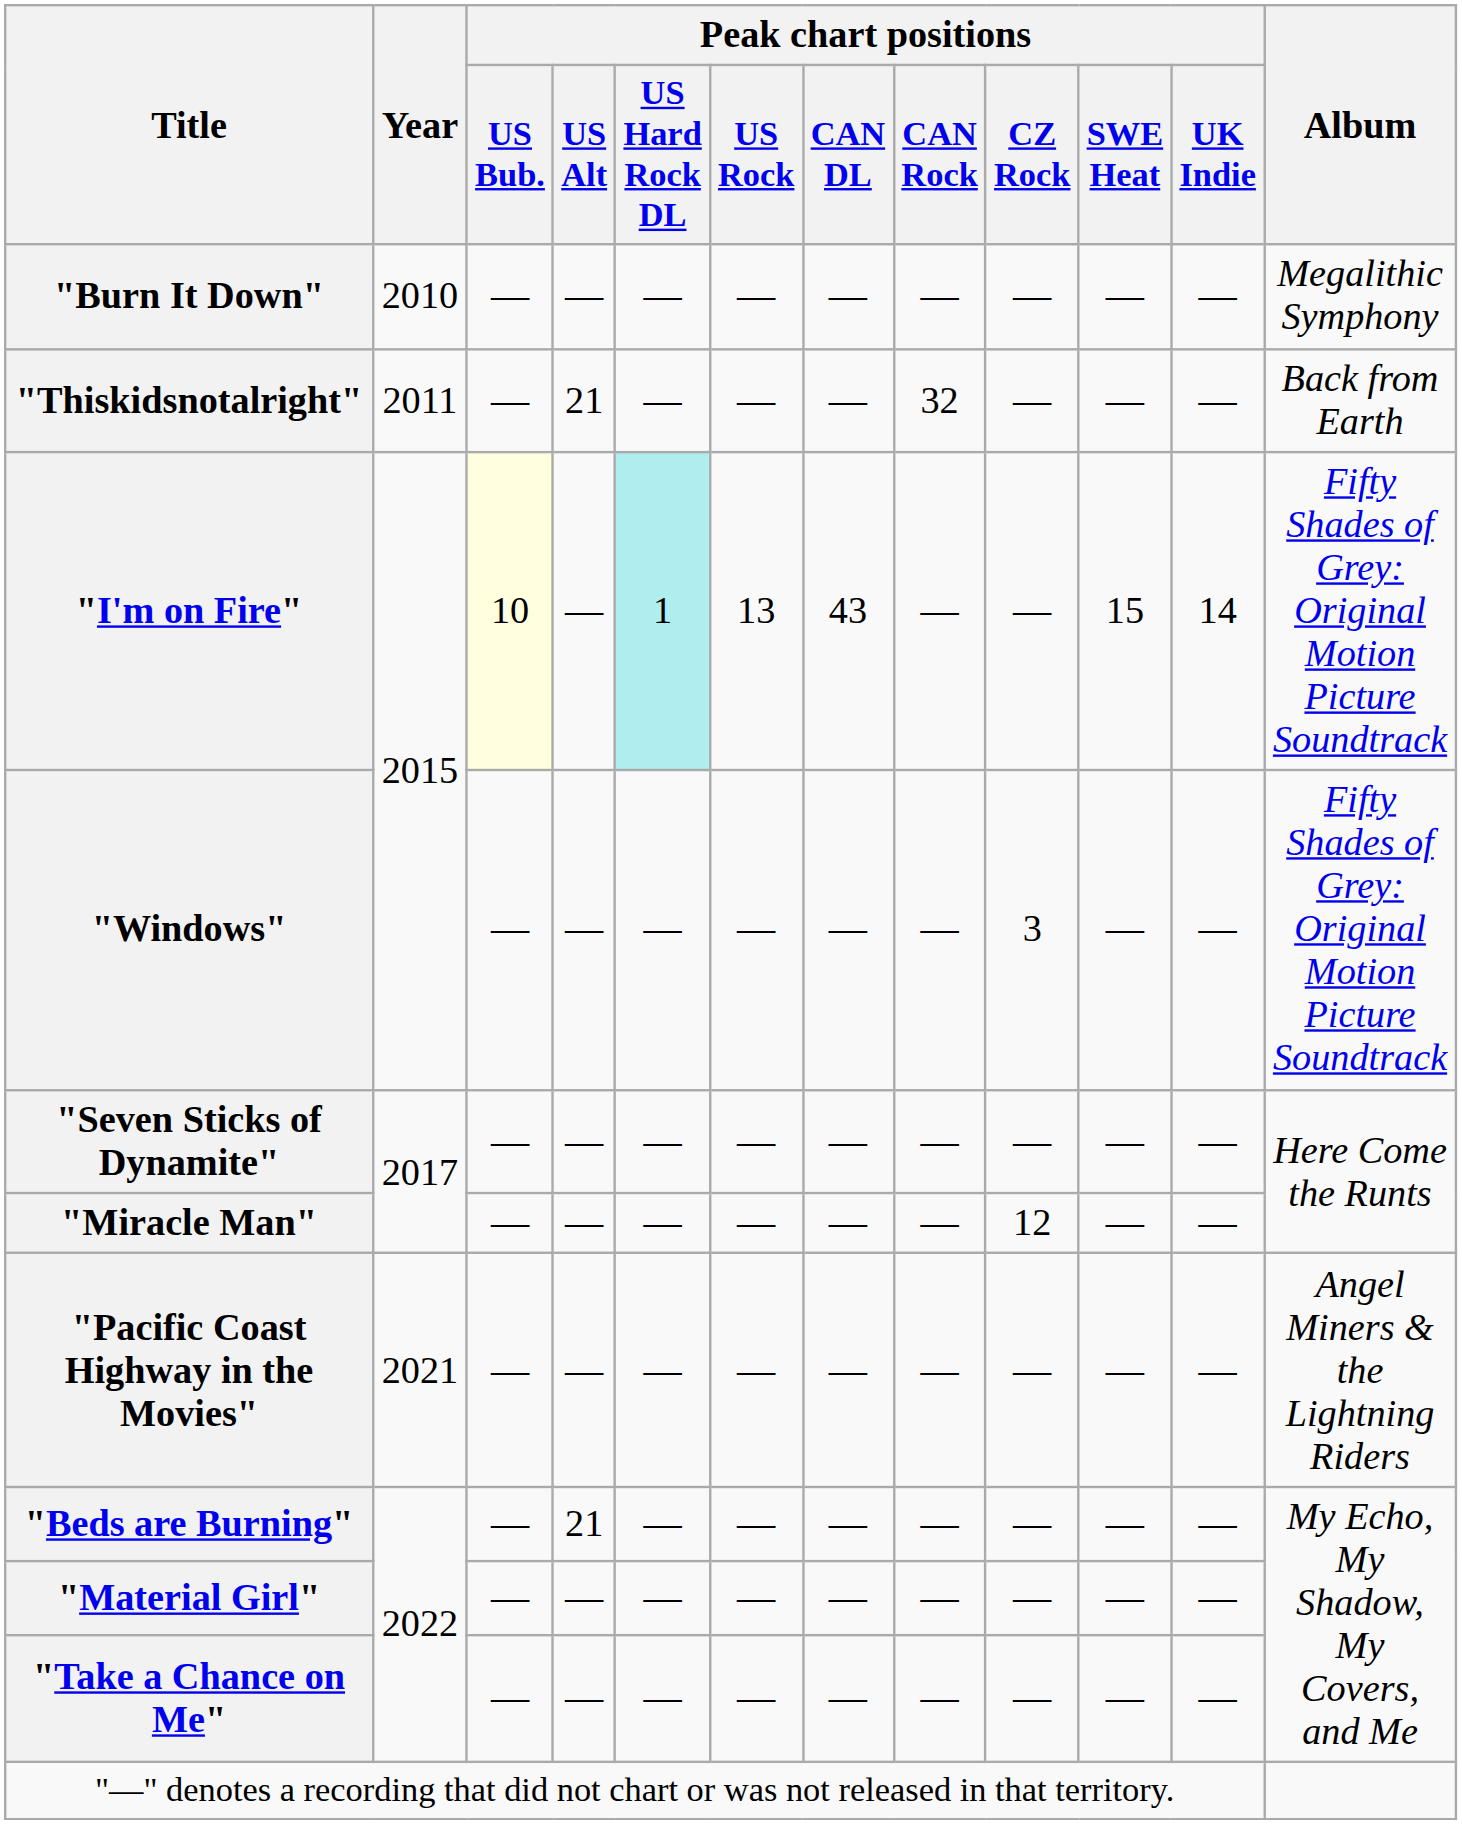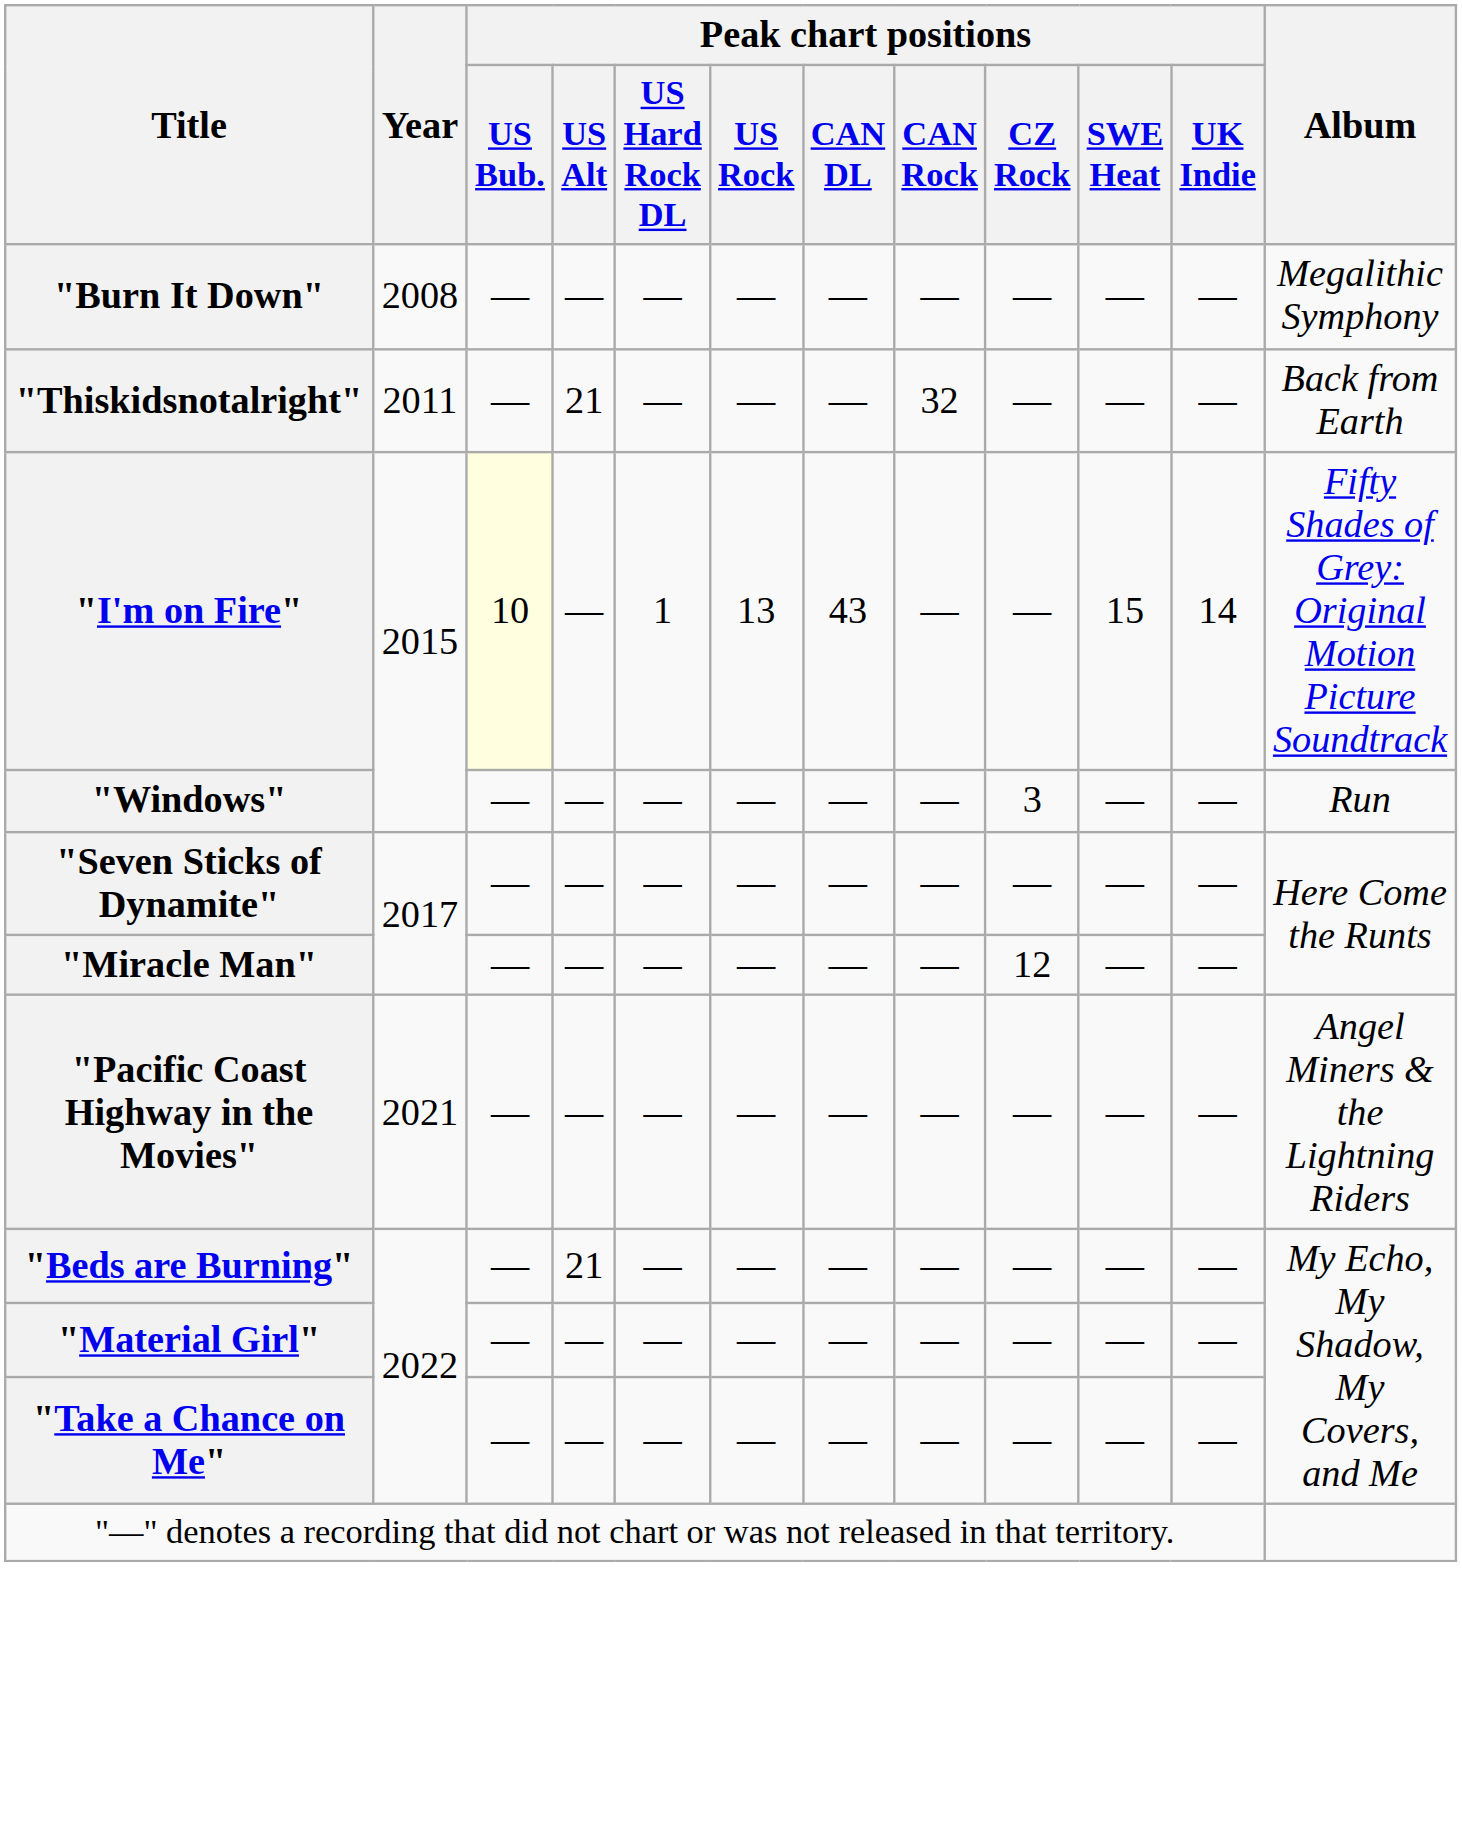(420, 295) 2010 -> (420, 295) 2008
(663, 610) paleturquoise background -> (663, 610) no background
(1360, 929) Fifty Shades of Grey: Original Motion Picture Soundtrack -> (1360, 800) Run
